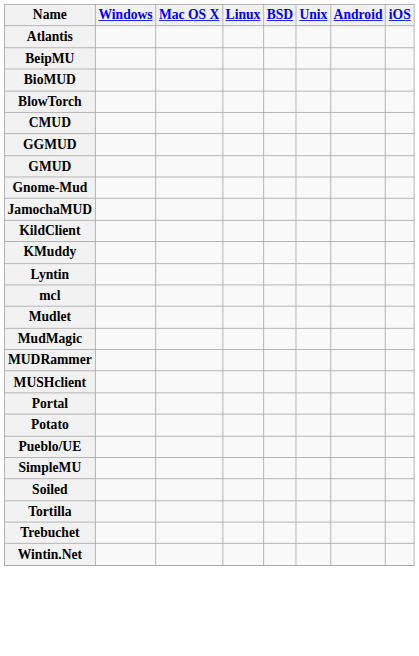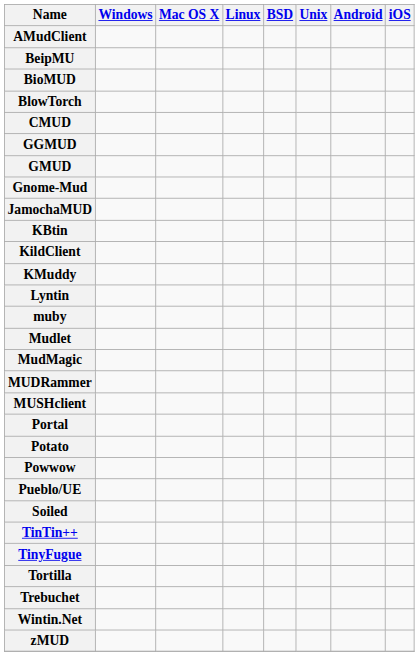+ row: (50, 36)
- row: (50, 36)
+ row: (50, 230)
- row: (50, 295)
+ row: (50, 317)
+ row: (50, 468)
- row: (50, 468)
+ row: (50, 532)
+ row: (50, 554)
+ row: (50, 640)
